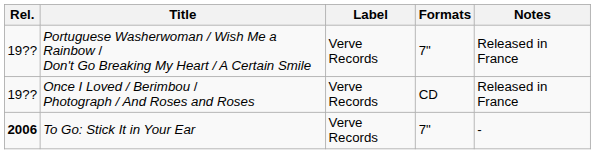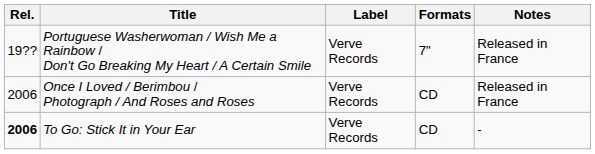(22, 94) 19?? -> (22, 94) 2006
(425, 130) 7" -> (428, 130) CD
